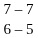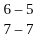rows swapped: (19, 29) <-> (19, 9)
